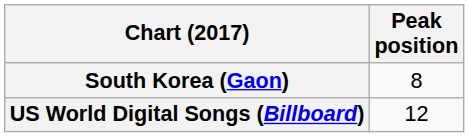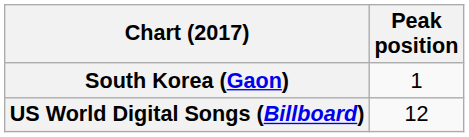(416, 80) 8 -> (416, 80) 1
